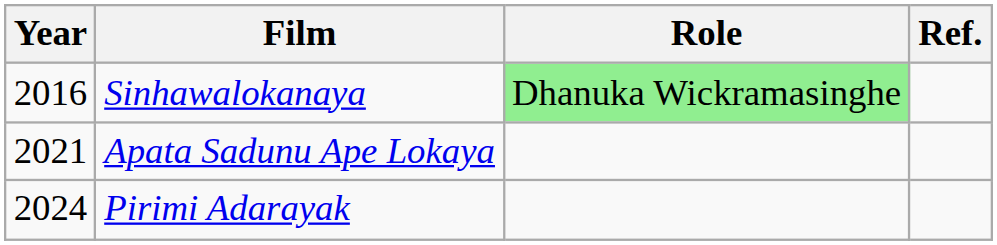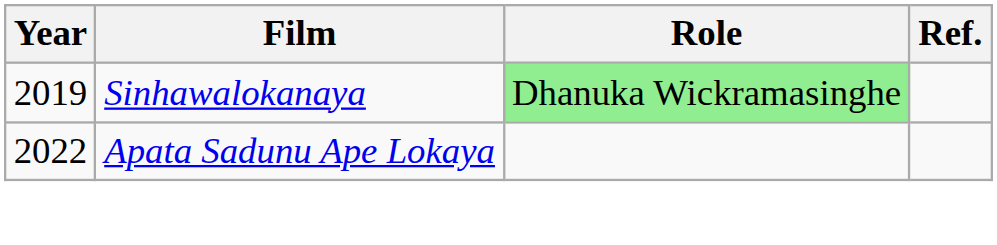(50, 92) 2016 -> (50, 92) 2019
(50, 150) 2021 -> (50, 150) 2022
- row: (227, 208)
